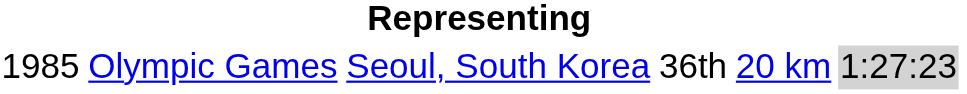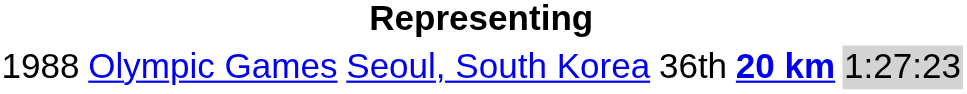(41, 66) 1985 -> (41, 66) 1988
(784, 66) normal -> (786, 66) bold
